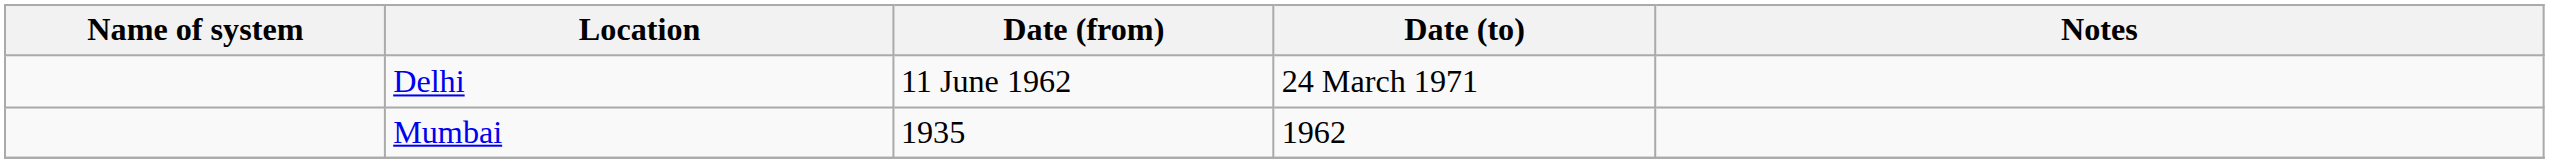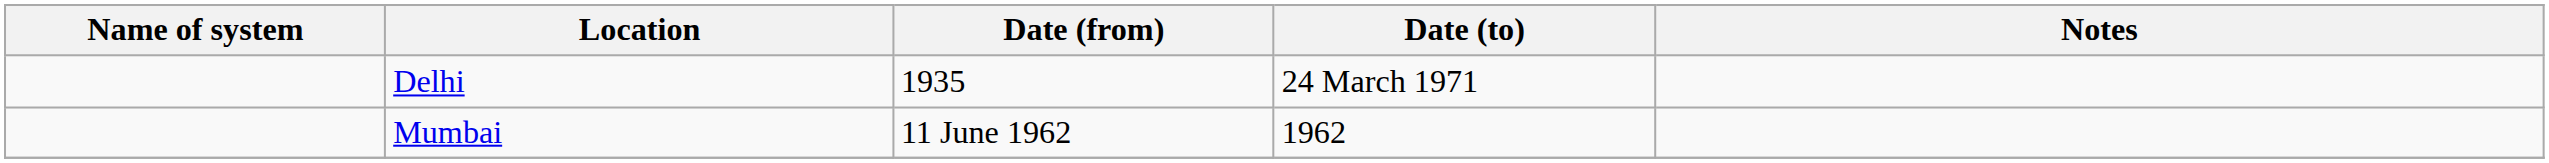(986, 81) 11 June 1962 -> (933, 81) 1935
(933, 132) 1935 -> (986, 132) 11 June 1962
